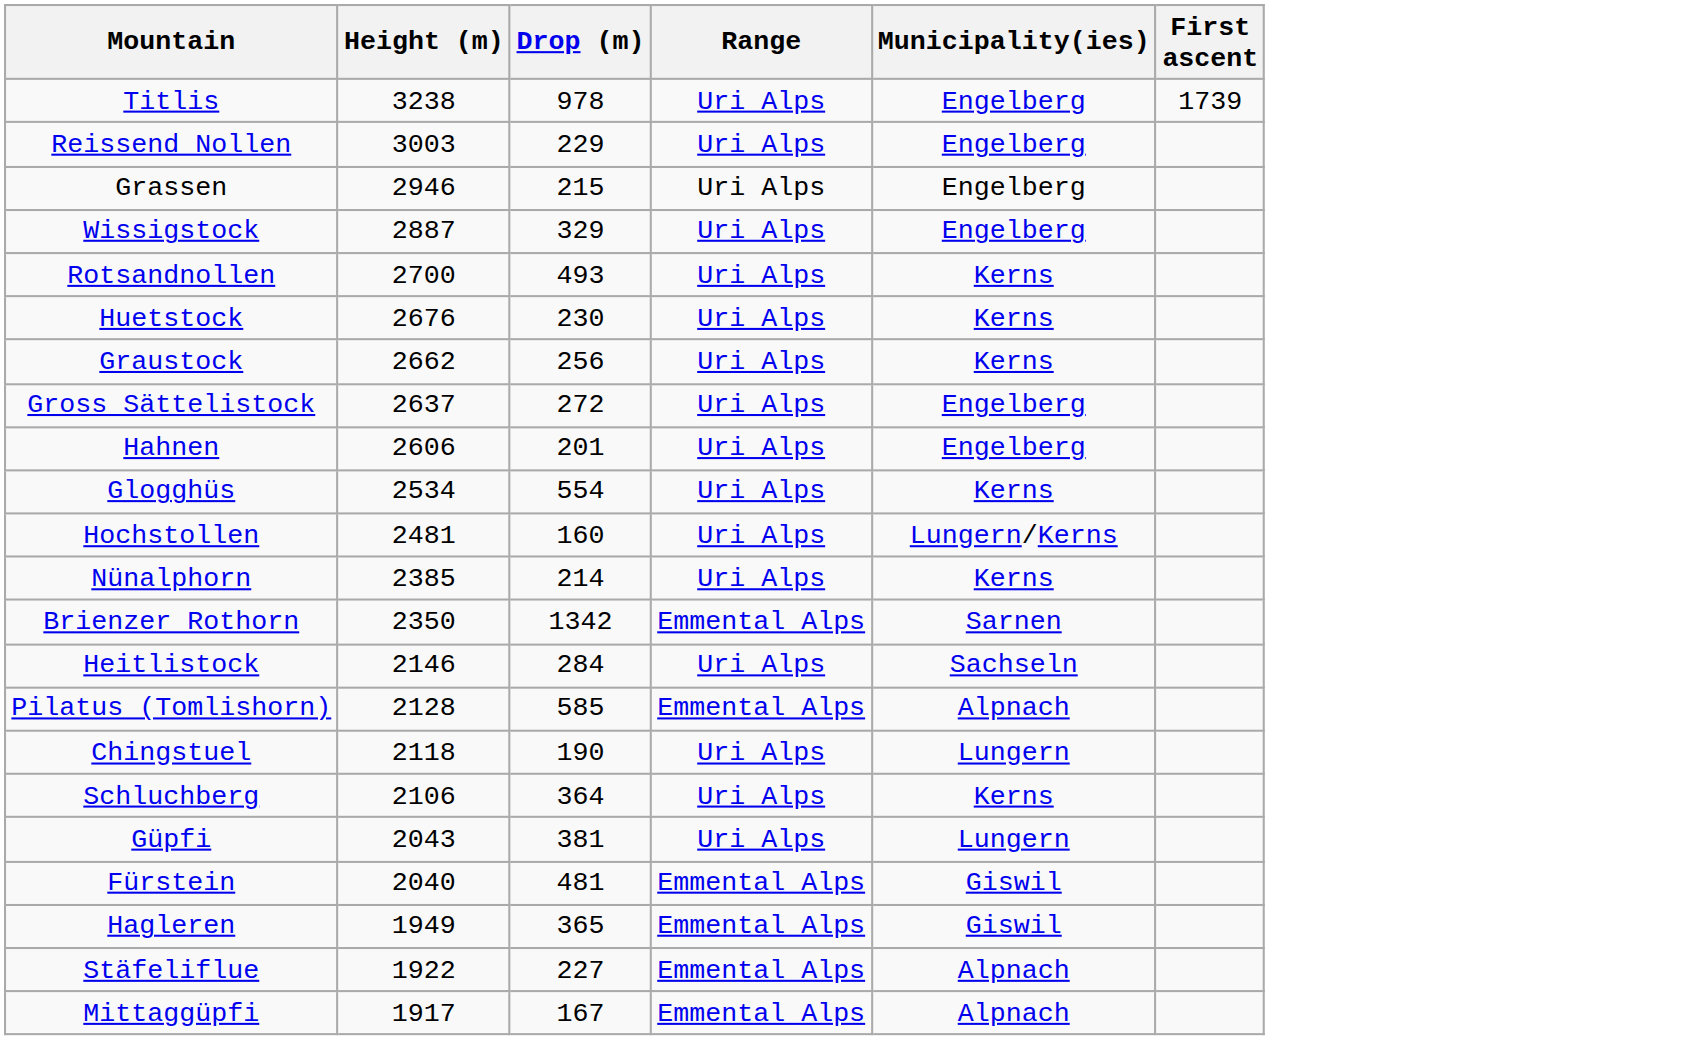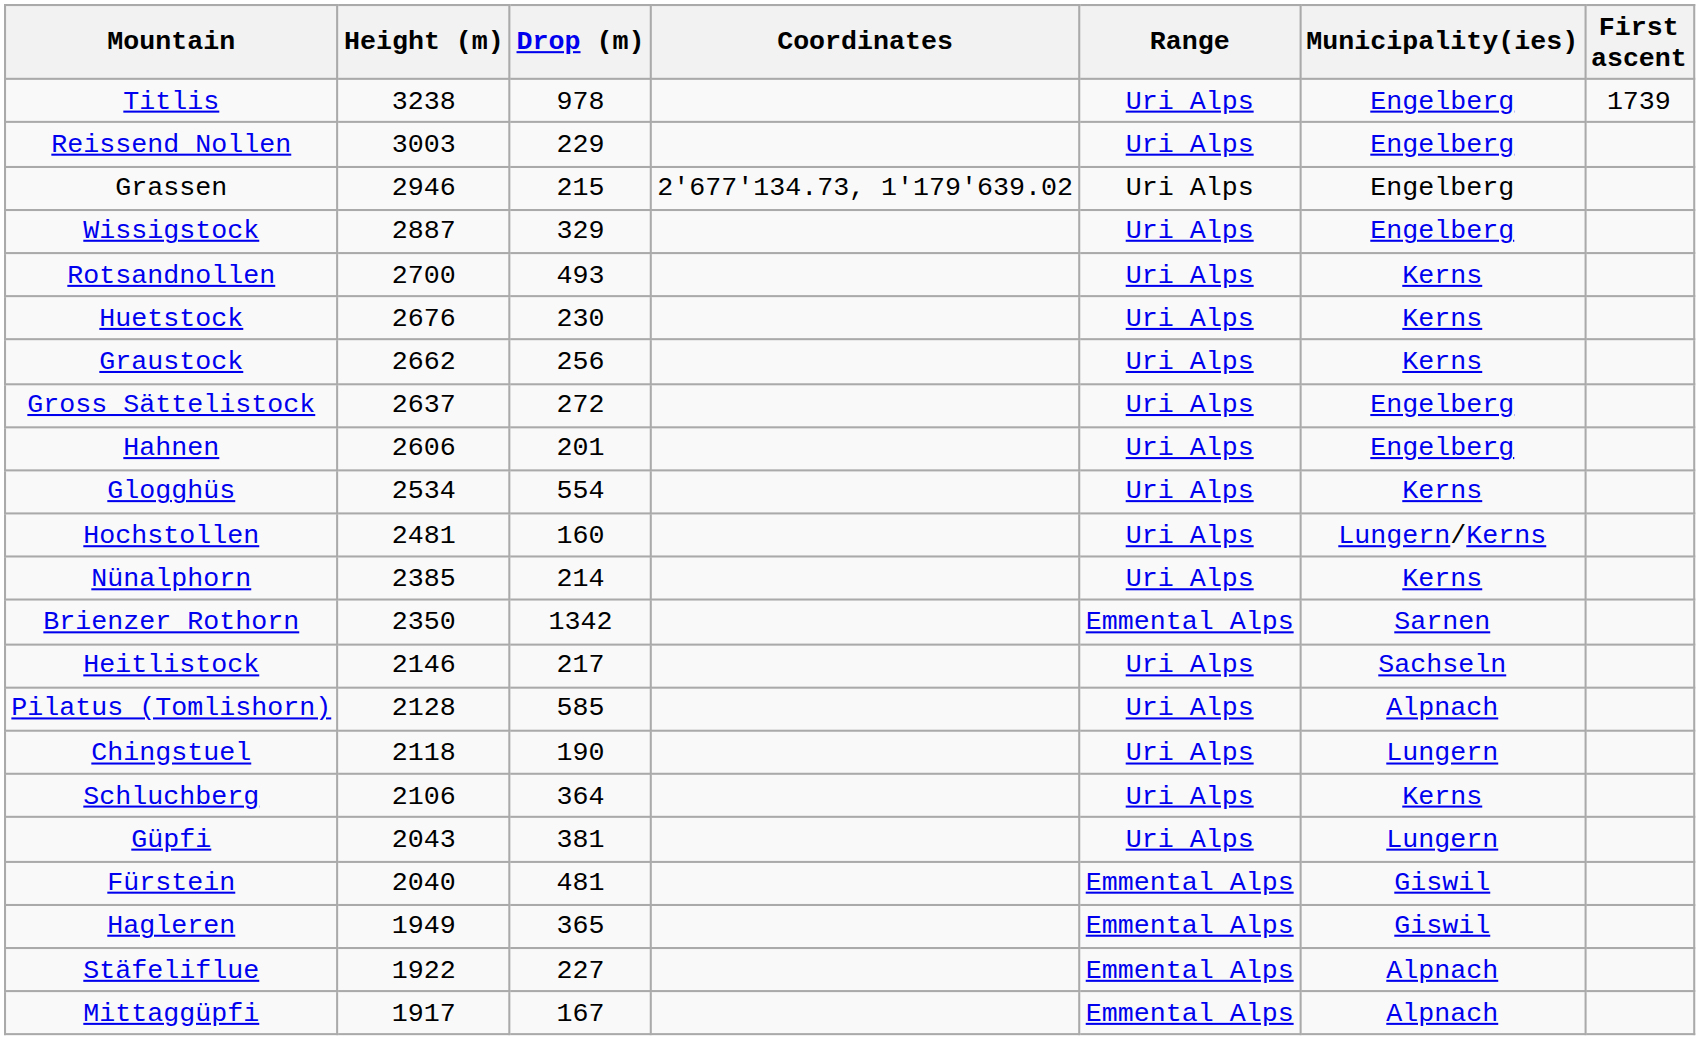+ column: (865, 42)
(581, 666) 284 -> (581, 666) 217
(761, 709) Emmental Alps -> (1190, 709) Uri Alps
